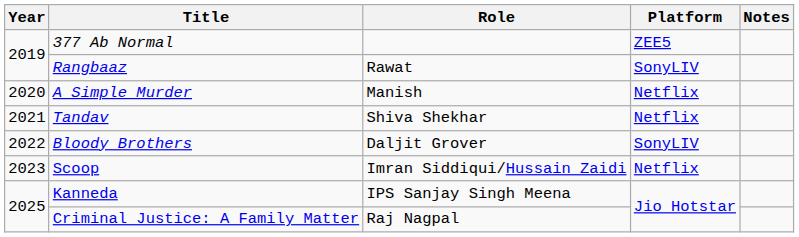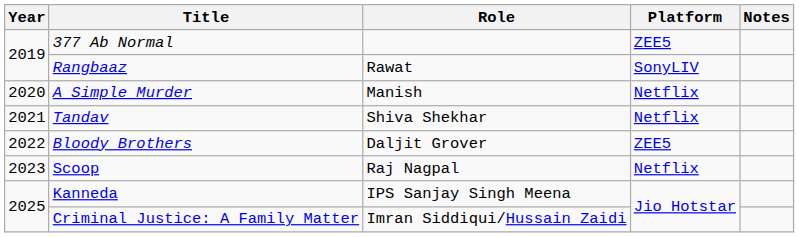(666, 143) SonyLIV -> (652, 143) ZEE5
(497, 168) Imran Siddiqui/Hussain Zaidi -> (413, 168) Raj Nagpal
(413, 219) Raj Nagpal -> (497, 219) Imran Siddiqui/Hussain Zaidi
